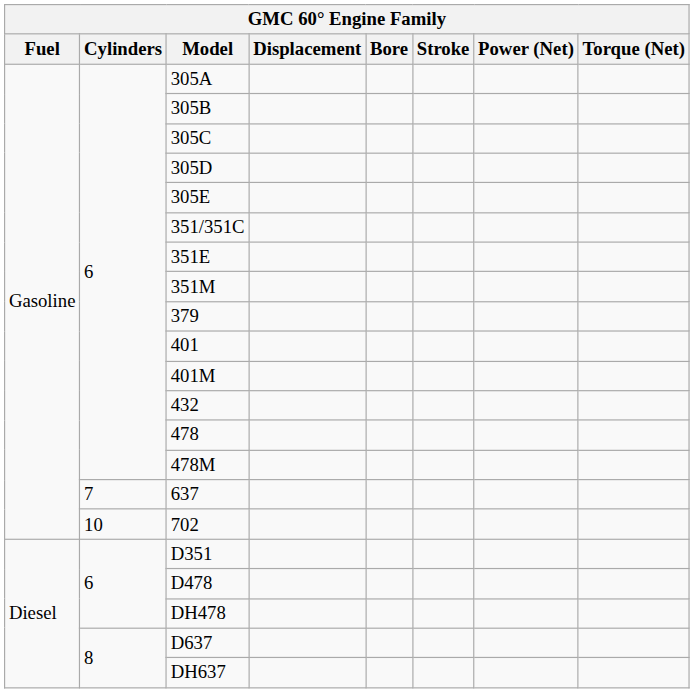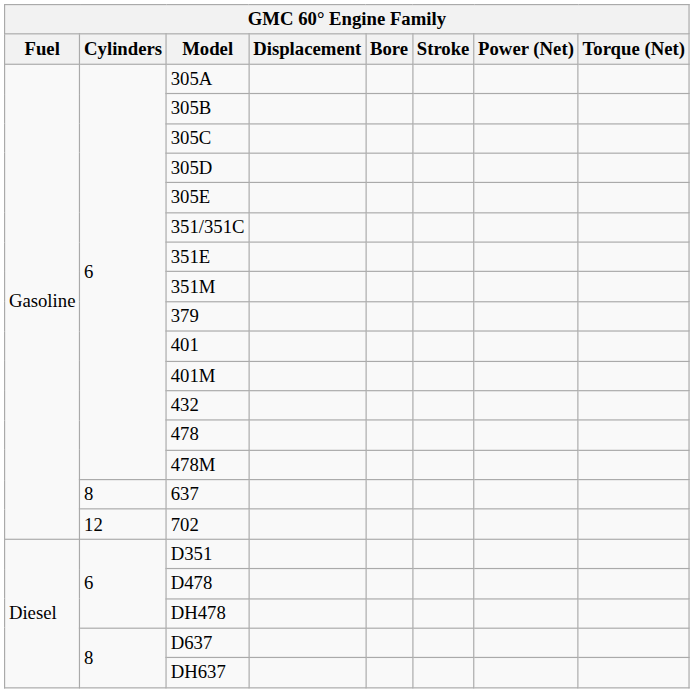(89, 494) 7 -> (89, 494) 8
(93, 524) 10 -> (93, 524) 12
